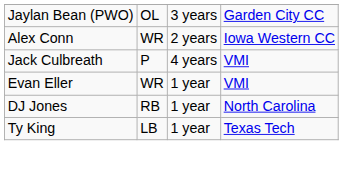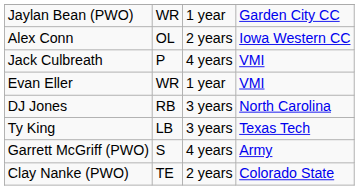(150, 15) OL -> (167, 15) WR
(194, 15) 3 years -> (206, 15) 1 year
(152, 38) WR -> (165, 38) OL
(190, 106) 1 year -> (209, 106) 3 years
(190, 128) 1 year -> (209, 128) 3 years
+ row: (78, 151)
+ row: (68, 173)
